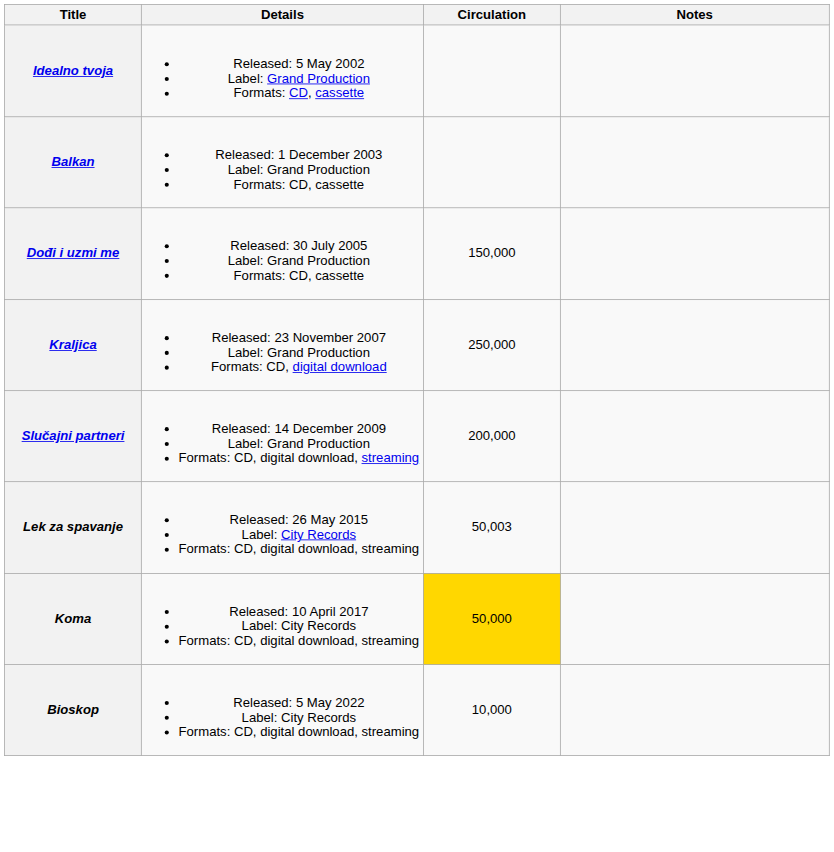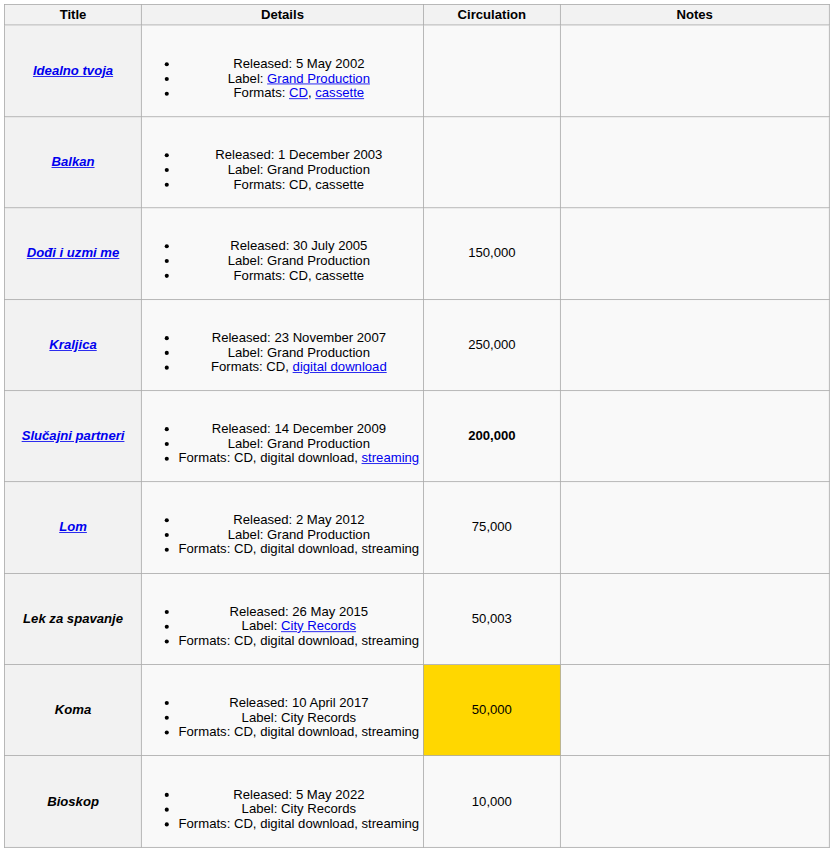(492, 436) normal -> (492, 436) bold
+ row: (73, 527)
